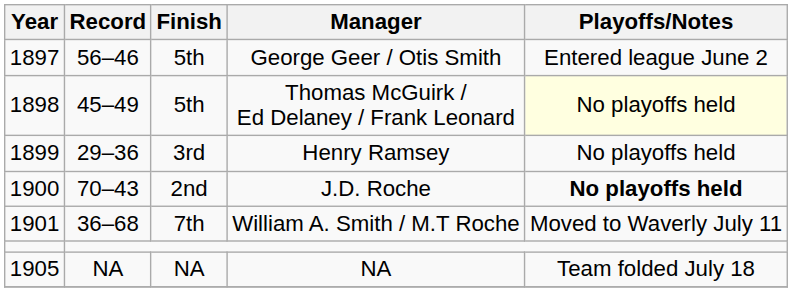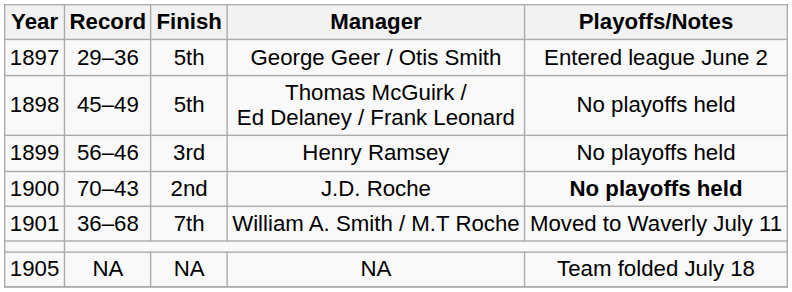(108, 57) 56–46 -> (108, 57) 29–36
(656, 105) lightyellow background -> (656, 105) no background
(108, 152) 29–36 -> (108, 152) 56–46
